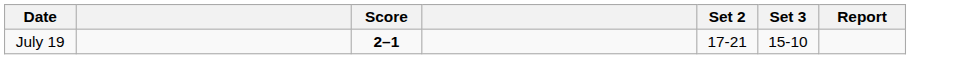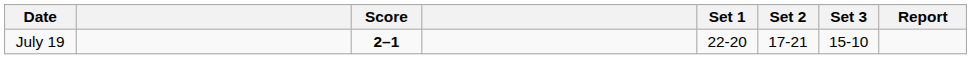+ column: (727, 17)
